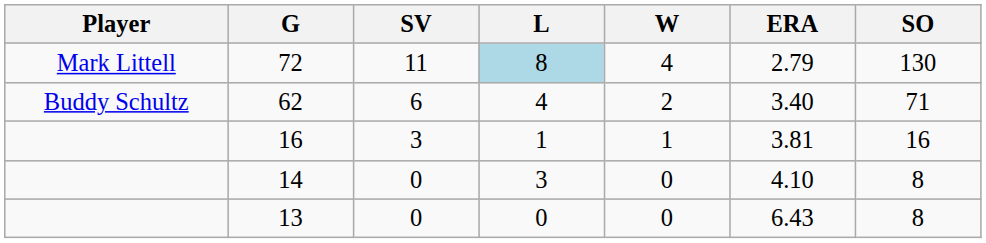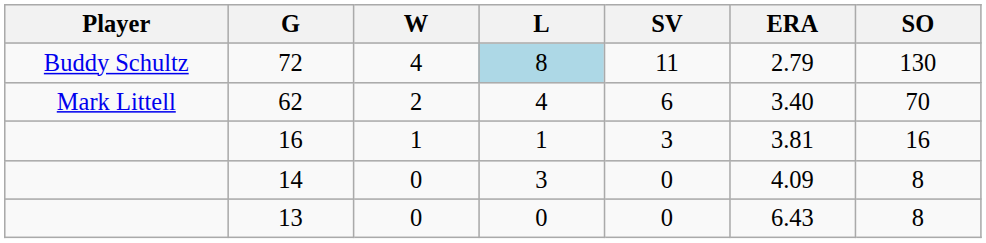columns swapped: (667, 23) <-> (416, 23)
(116, 62) Mark Littell -> (116, 62) Buddy Schultz
(116, 101) Buddy Schultz -> (116, 101) Mark Littell
(918, 101) 71 -> (918, 101) 70
(792, 179) 4.10 -> (792, 179) 4.09
